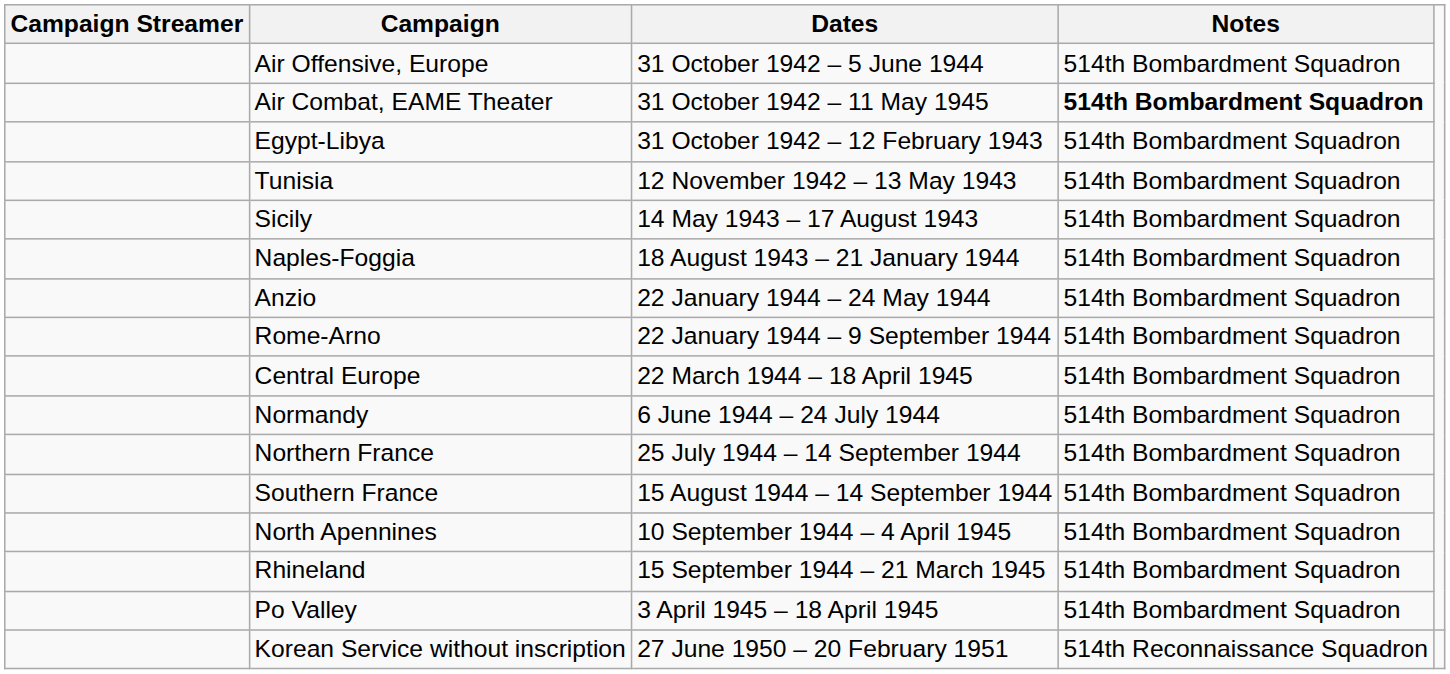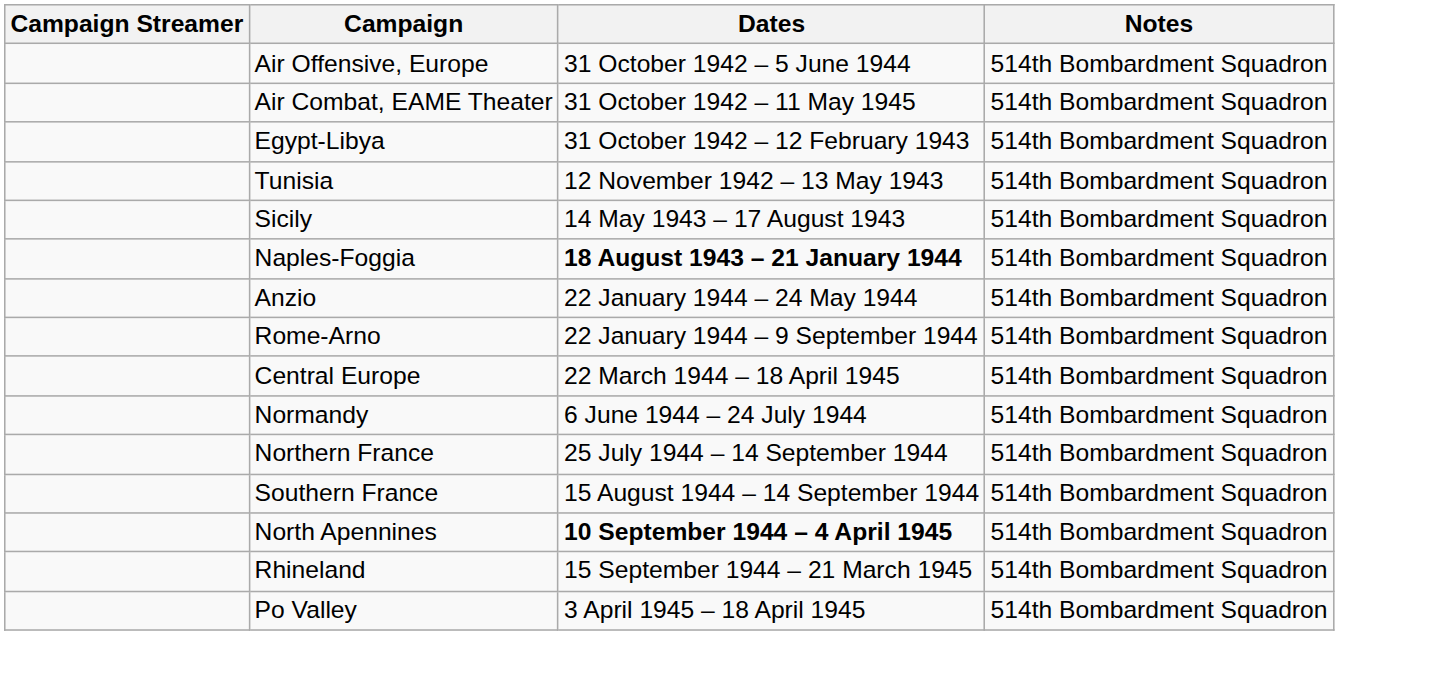(1244, 102) bold -> (1159, 102) normal
(828, 258) normal -> (763, 258) bold
(824, 532) normal -> (758, 532) bold
- row: (440, 649)
